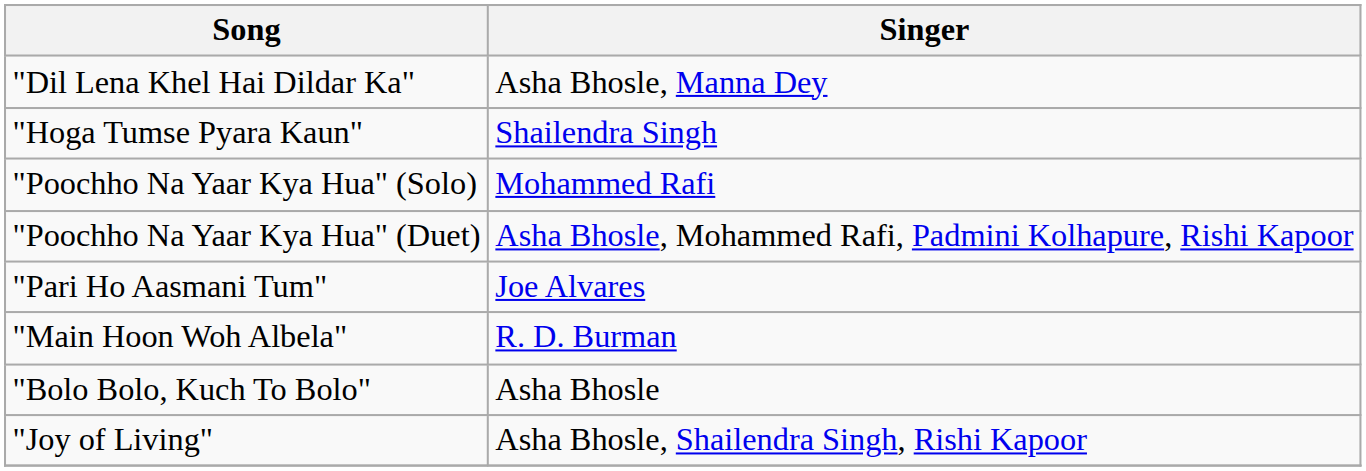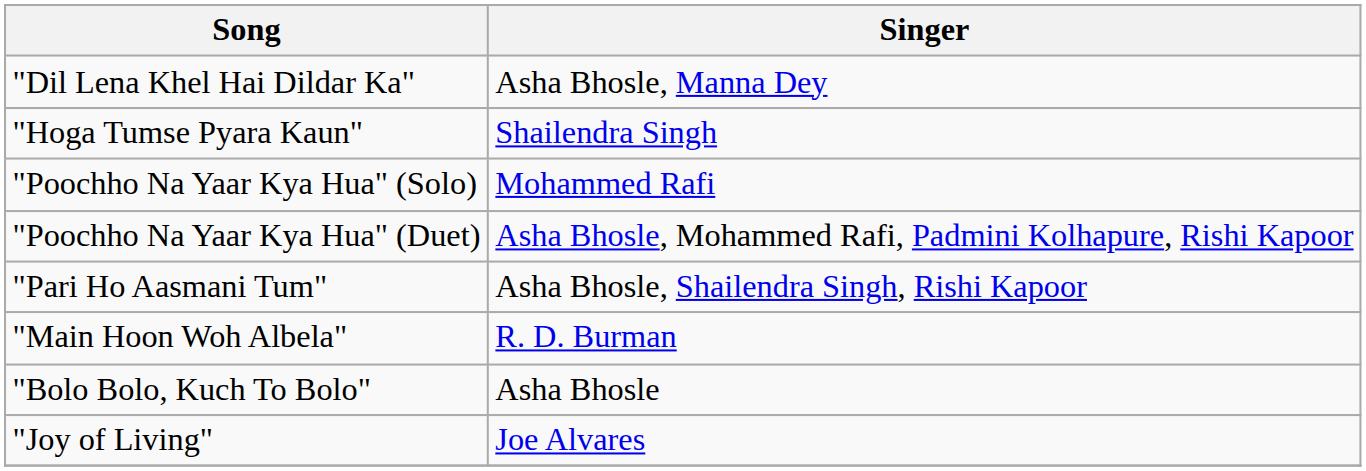(570, 286) Joe Alvares -> (791, 286) Asha Bhosle, Shailendra Singh, Rishi Kapoor
(791, 440) Asha Bhosle, Shailendra Singh, Rishi Kapoor -> (570, 440) Joe Alvares
